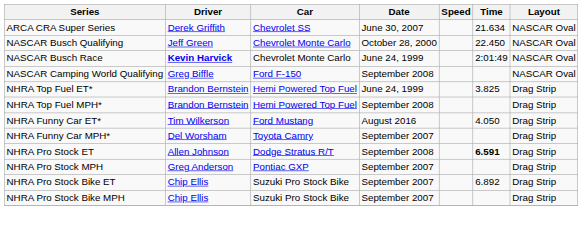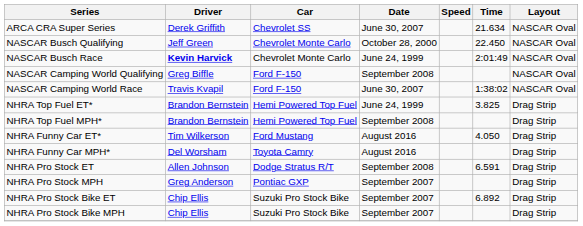+ row: (75, 89)
(398, 136) September 2007 -> (389, 151) August 2016
(487, 151) bold -> (487, 167) normal
